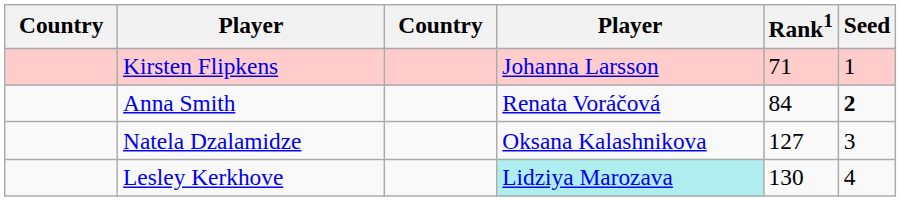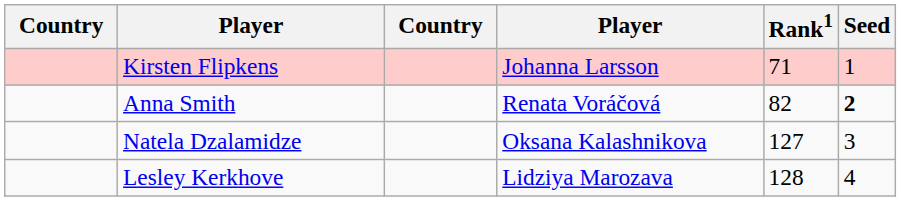(780, 103) 84 -> (780, 103) 82
(588, 177) paleturquoise background -> (588, 177) no background
(786, 177) 130 -> (786, 177) 128
